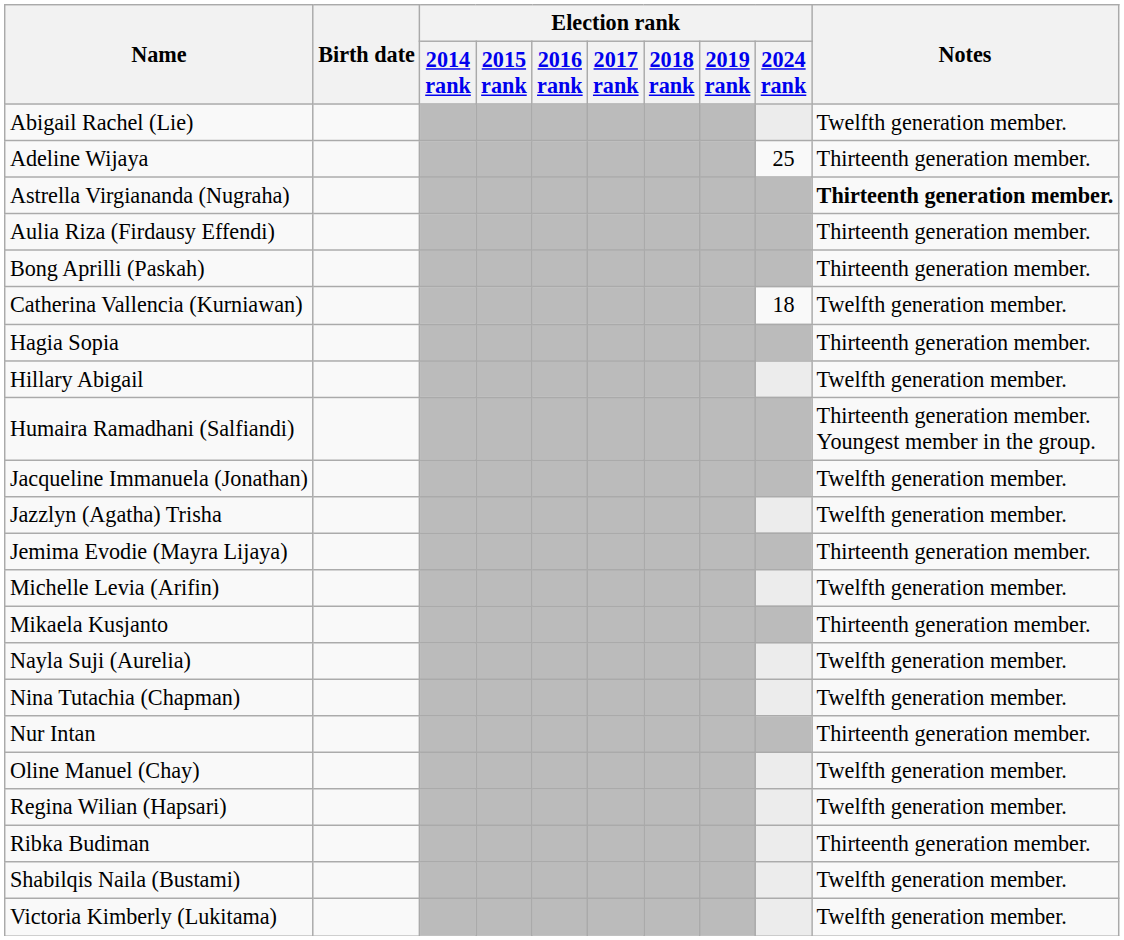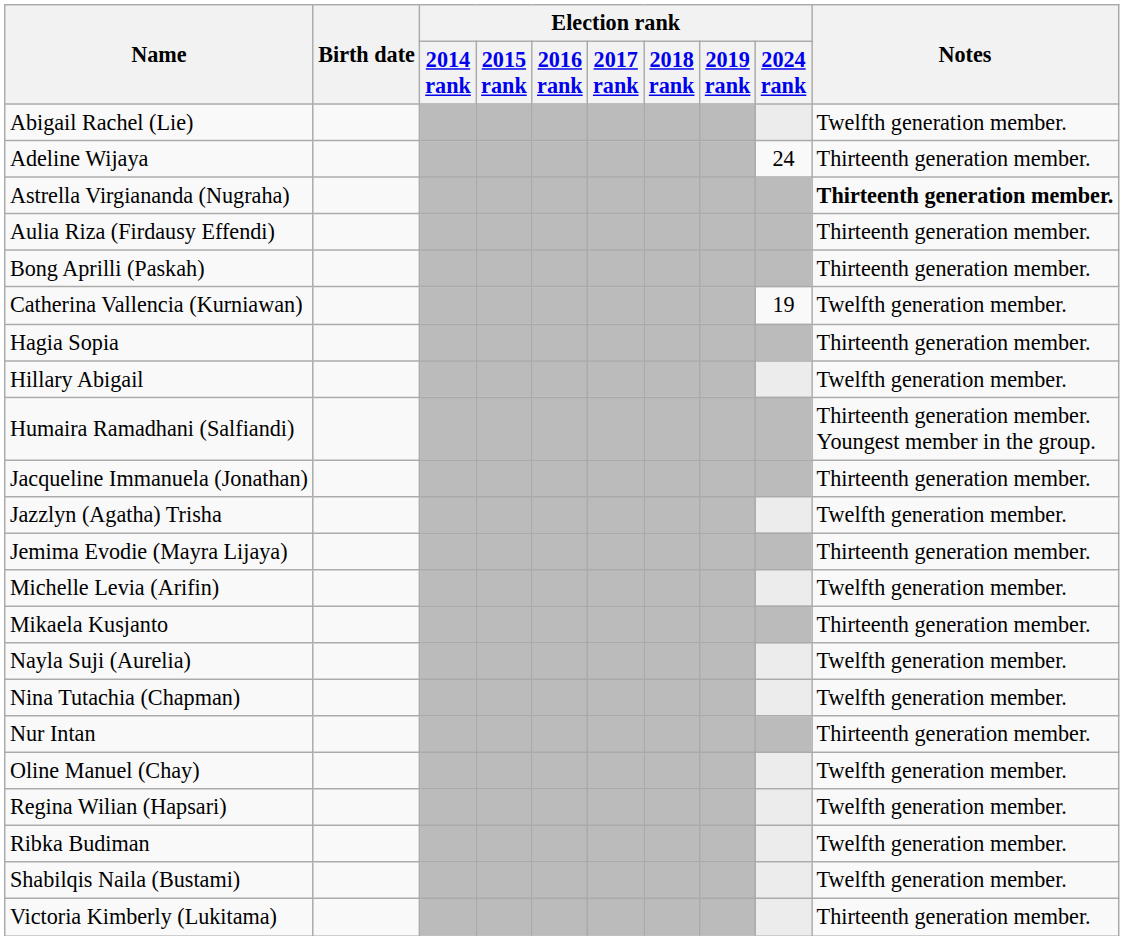(783, 159) 25 -> (783, 159) 24
(783, 305) 18 -> (783, 305) 19
(942, 478) Twelfth generation member. -> (954, 478) Thirteenth generation member.
(954, 843) Thirteenth generation member. -> (942, 843) Twelfth generation member.
(942, 917) Twelfth generation member. -> (954, 917) Thirteenth generation member.
